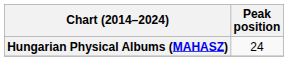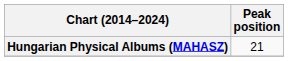(257, 46) 24 -> (257, 46) 21
